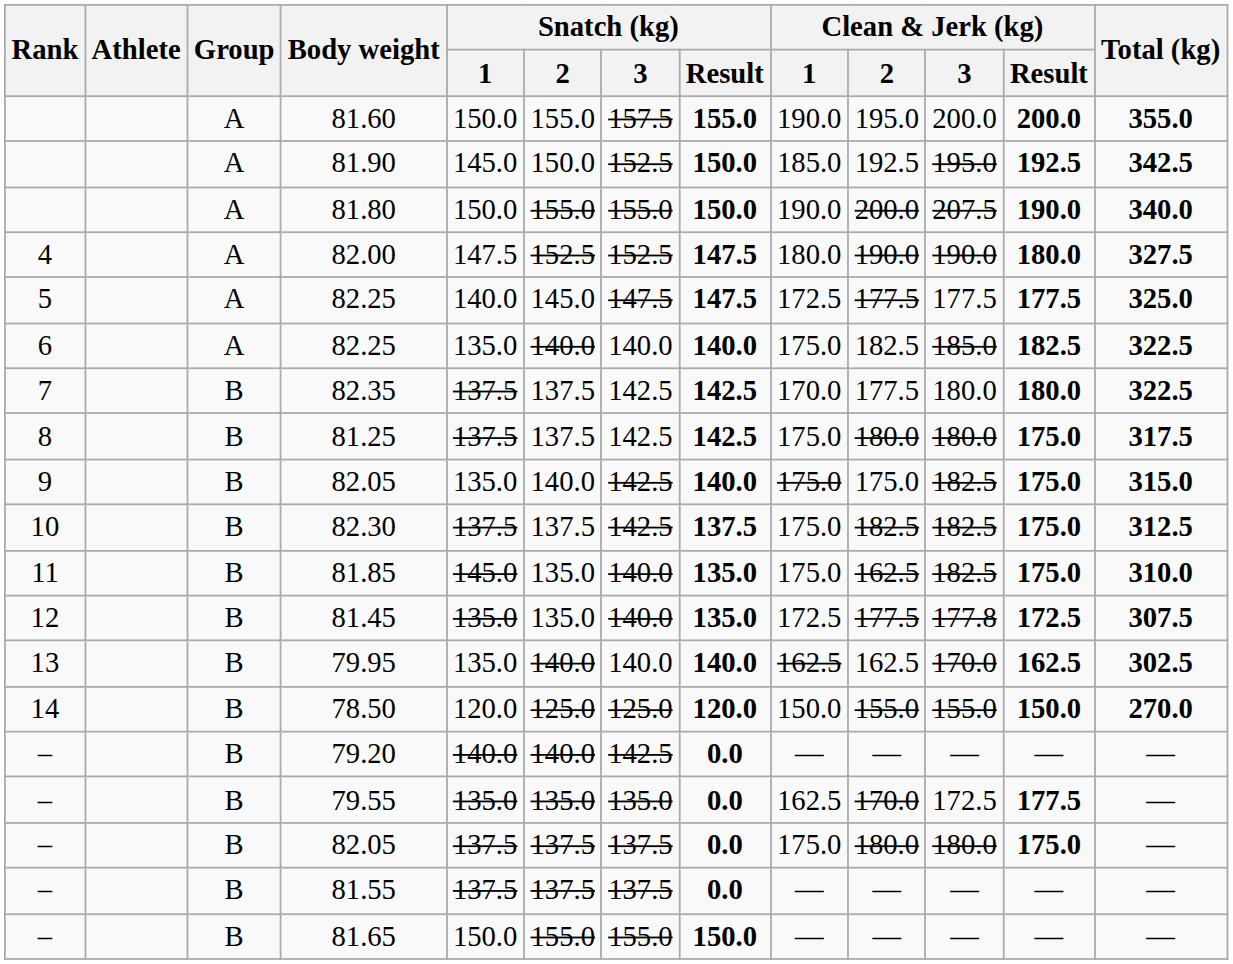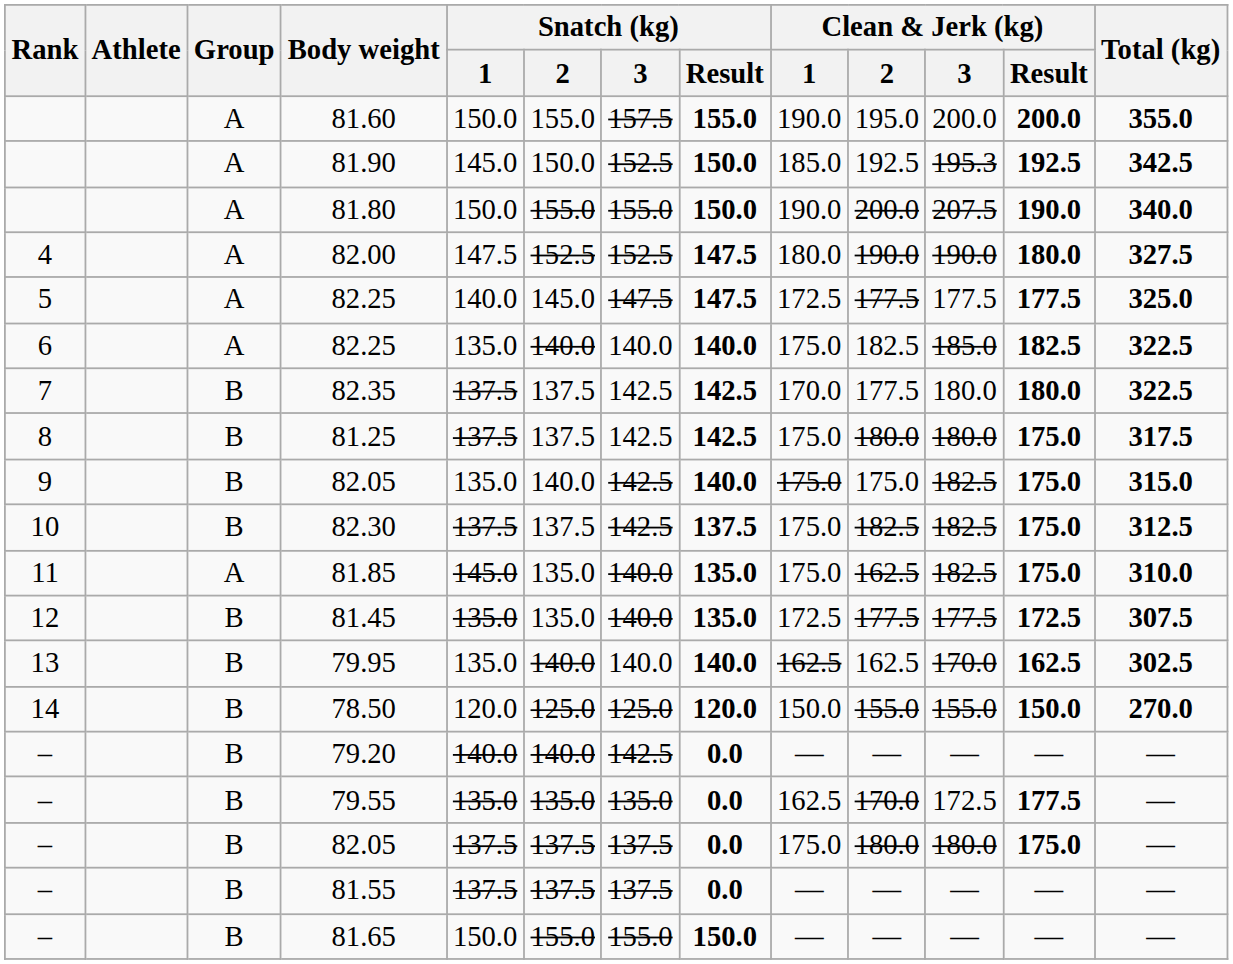(965, 163) 195.0 -> (965, 163) 195.3
(234, 572) B -> (234, 572) A
(965, 617) 177.8 -> (965, 617) 177.5
